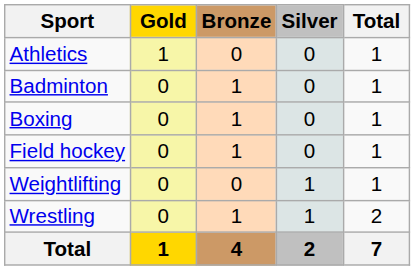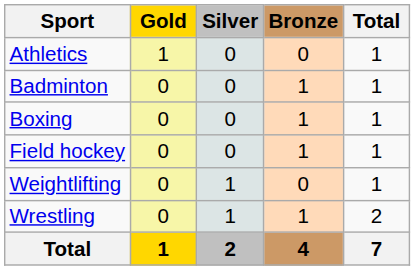columns swapped: (310, 21) <-> (236, 21)
